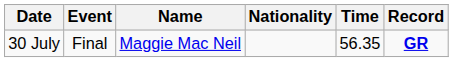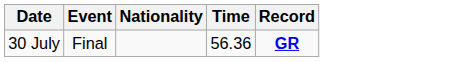- column: (180, 17)
(360, 43) 56.35 -> (231, 43) 56.36
